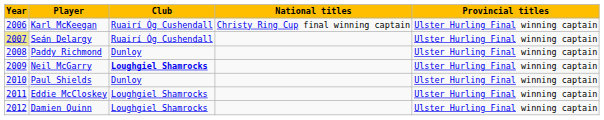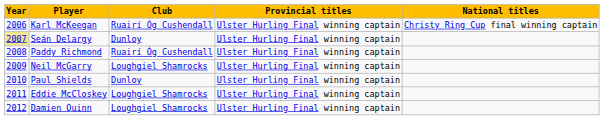columns swapped: (313, 11) <-> (506, 11)
(162, 39) Ruairí Óg Cushendall -> (126, 39) Dunloy
(126, 53) Dunloy -> (162, 53) Ruairí Óg Cushendall
(159, 66) bold -> (159, 66) normal
